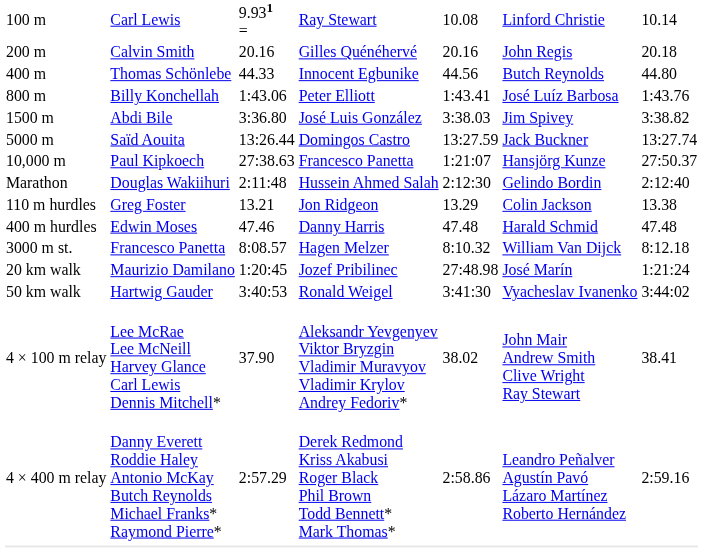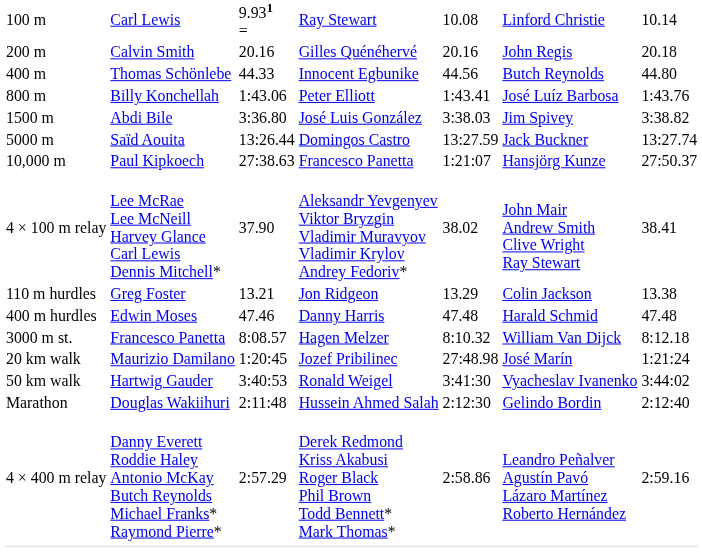rows swapped: (37, 183) <-> (56, 358)
